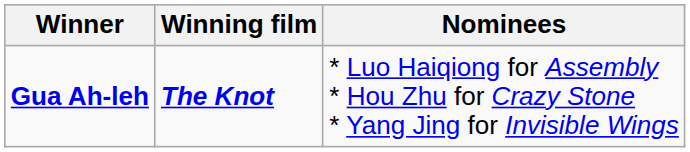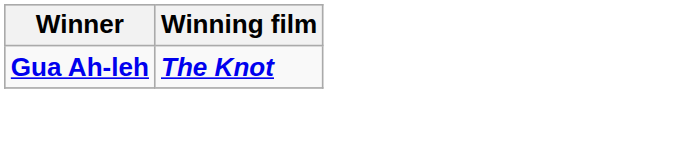- column: (504, 25)
